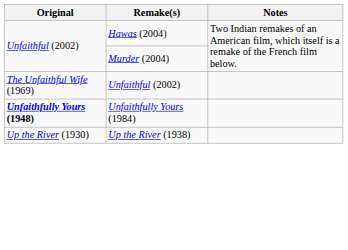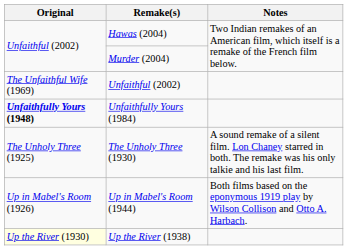+ row: (145, 152)
+ row: (151, 203)
(48, 135) no background -> (48, 236) lightyellow background
